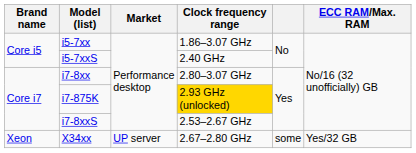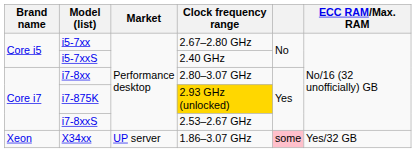(216, 42) 1.86–3.07 GHz -> (216, 42) 2.67–2.80 GHz
(216, 139) 2.67–2.80 GHz -> (216, 139) 1.86–3.07 GHz
(288, 139) no background -> (288, 139) pink background
